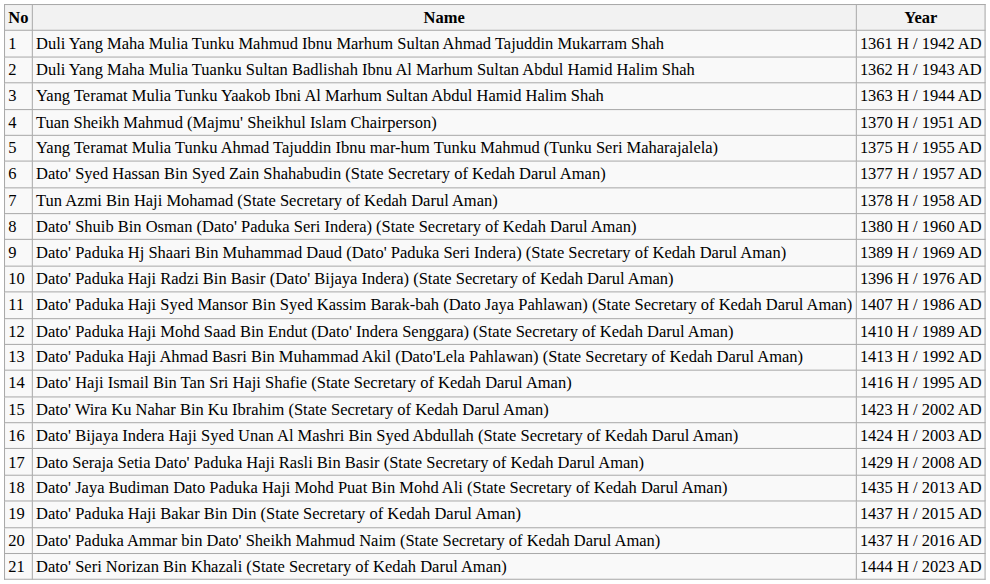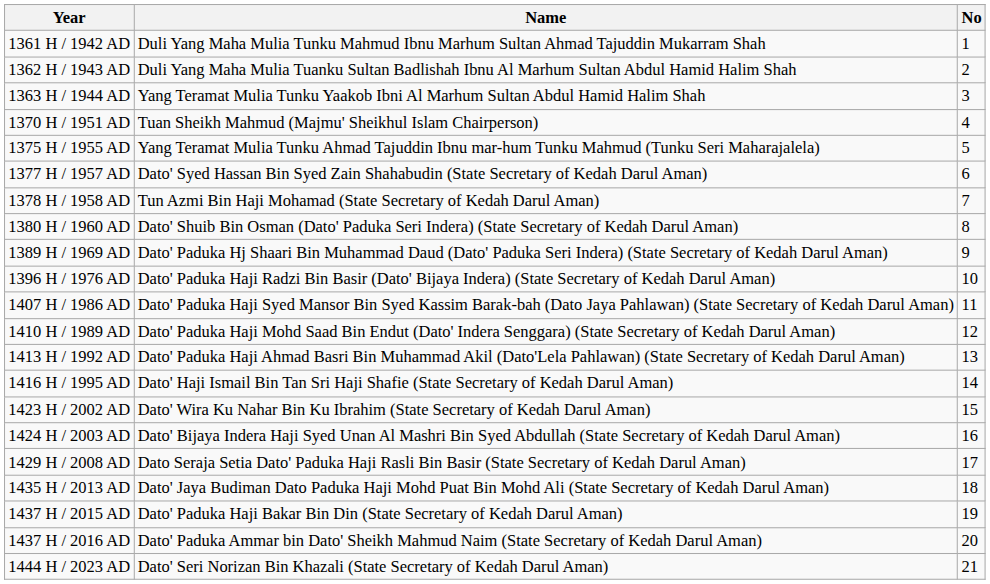columns swapped: (18, 17) <-> (921, 17)
